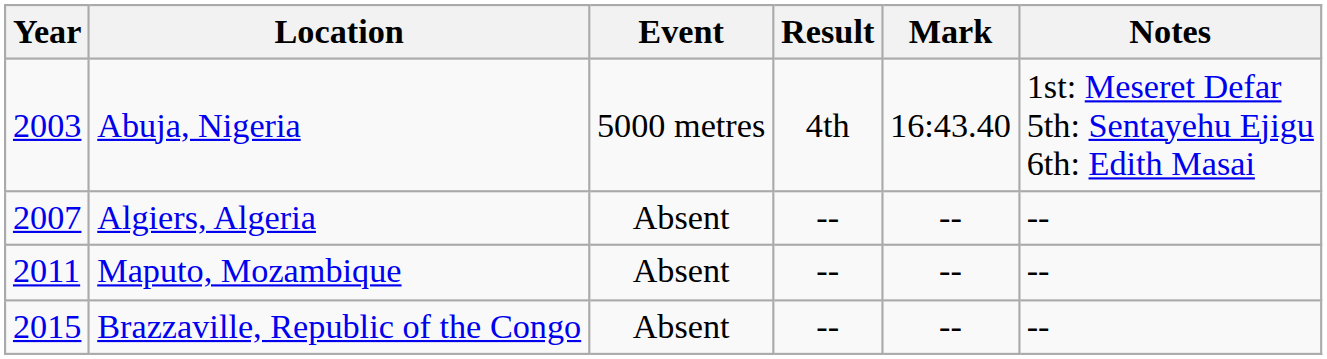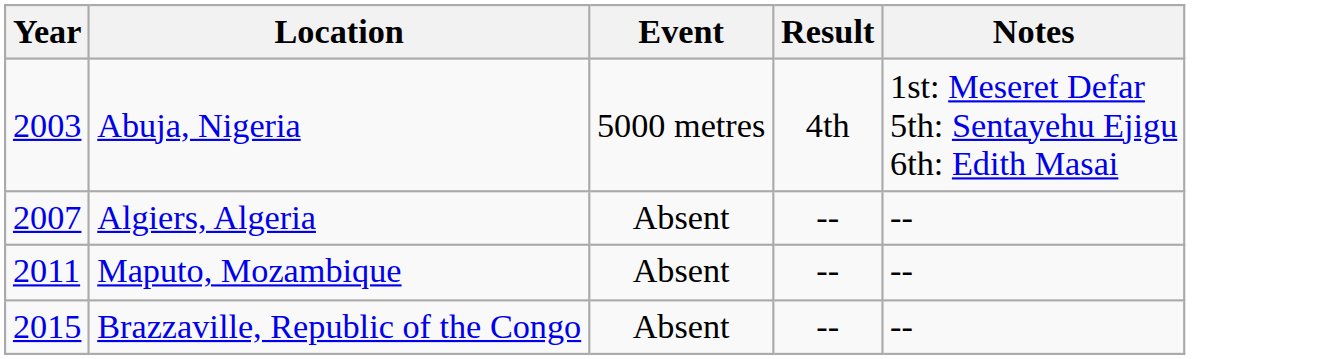- column: (950, 31)
